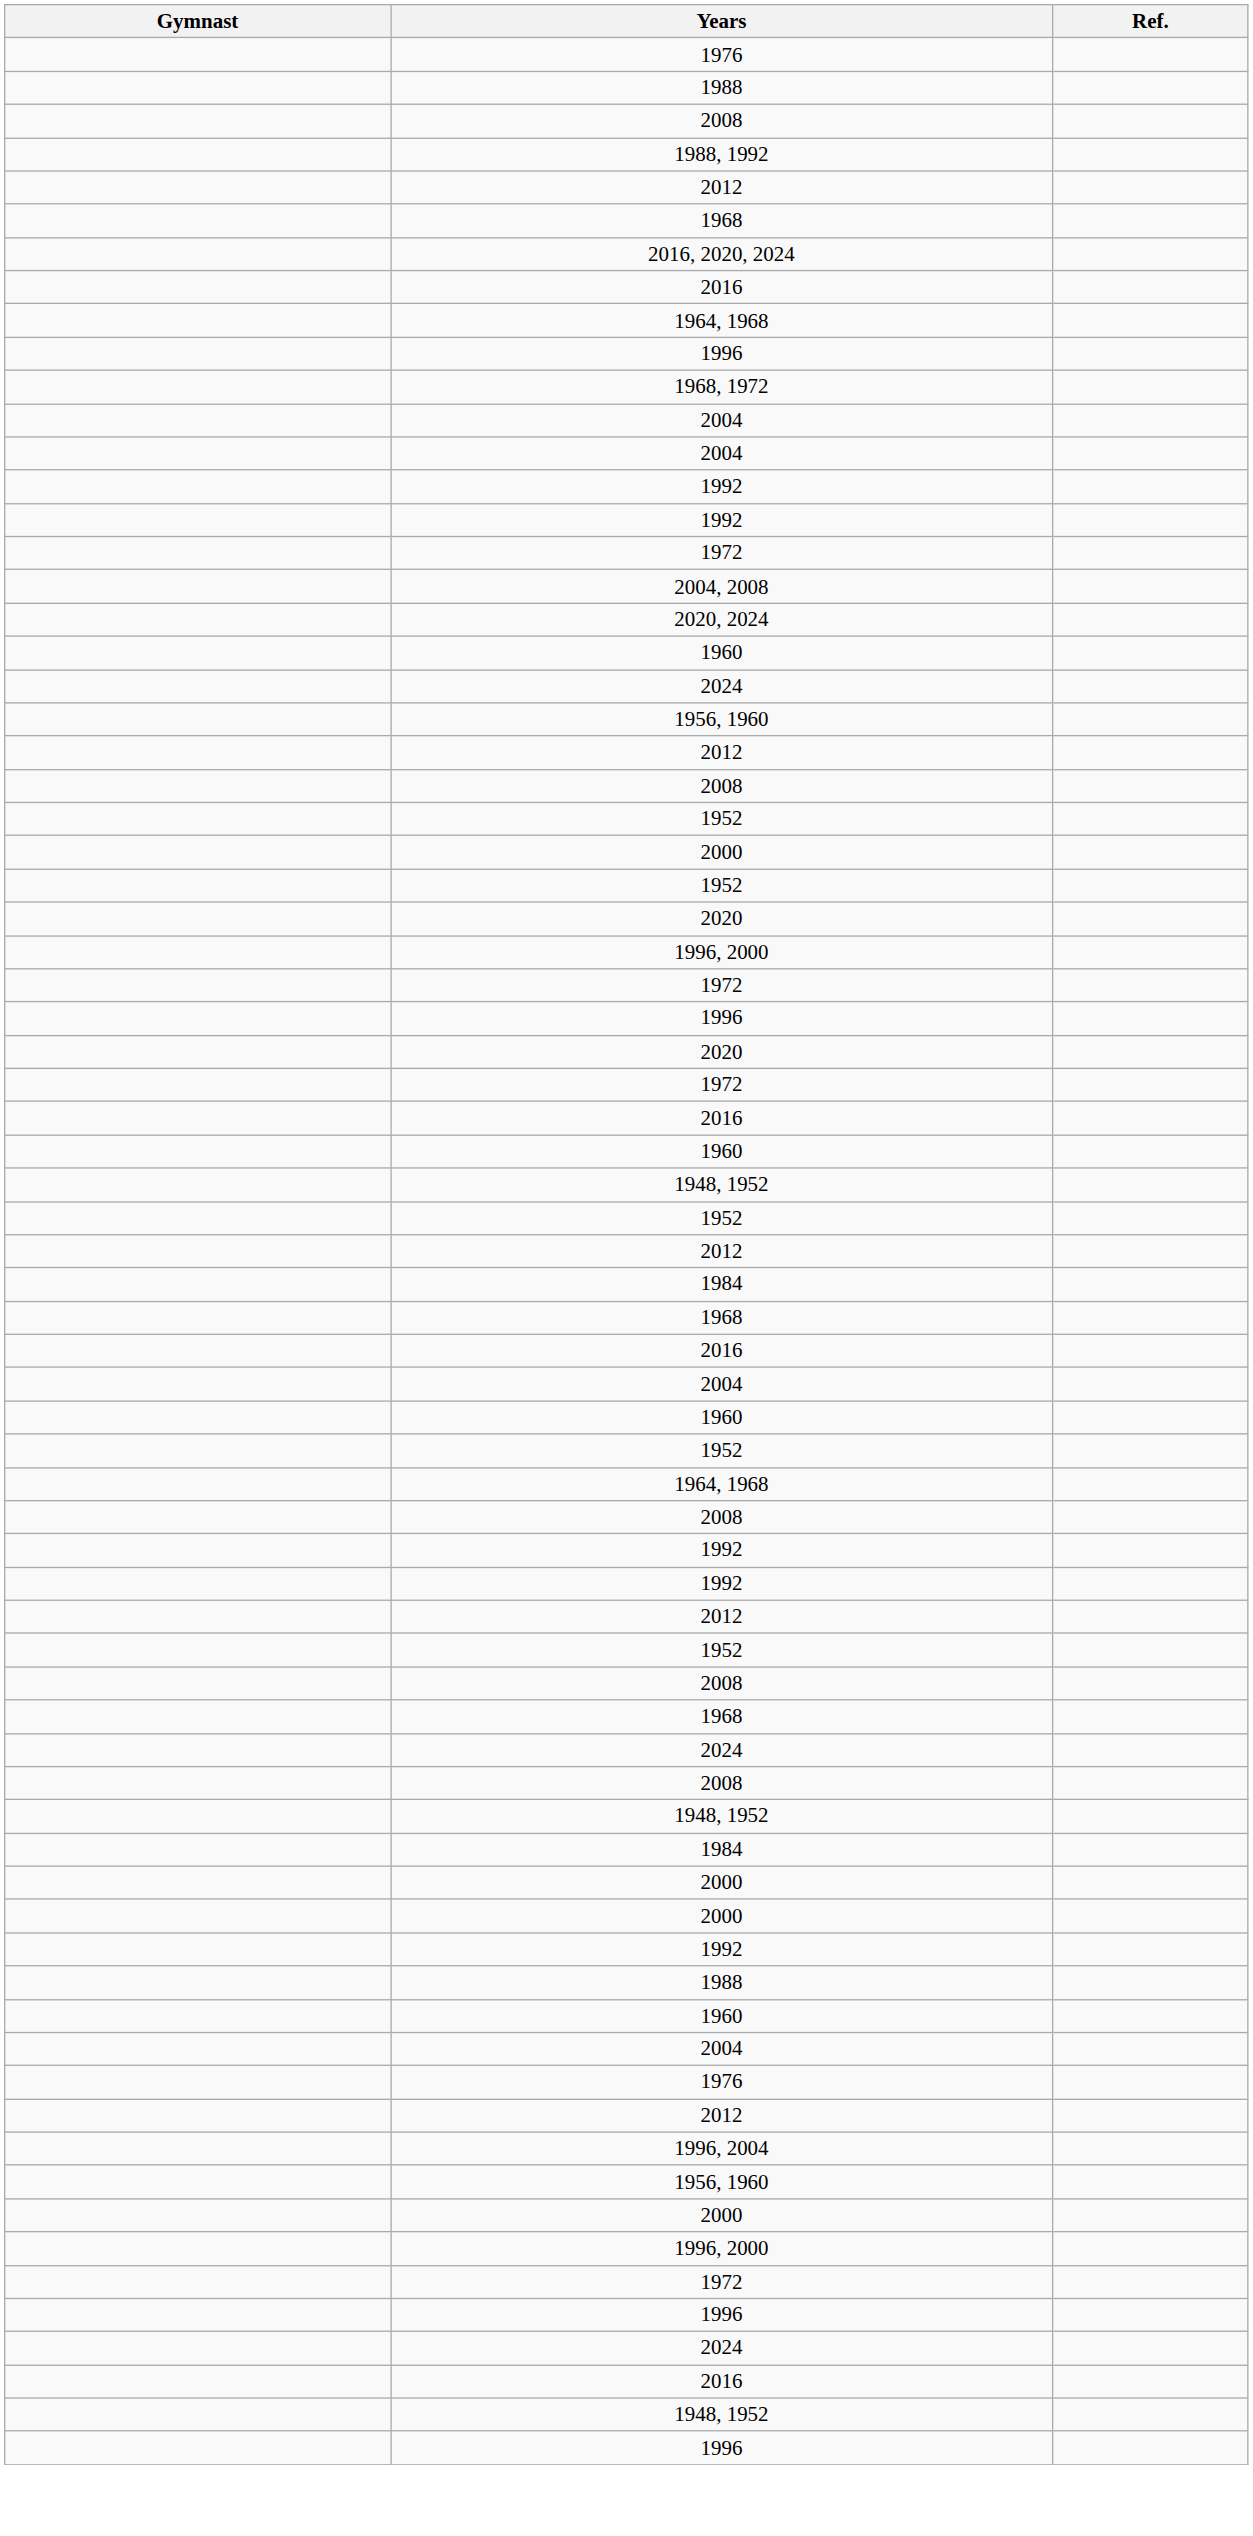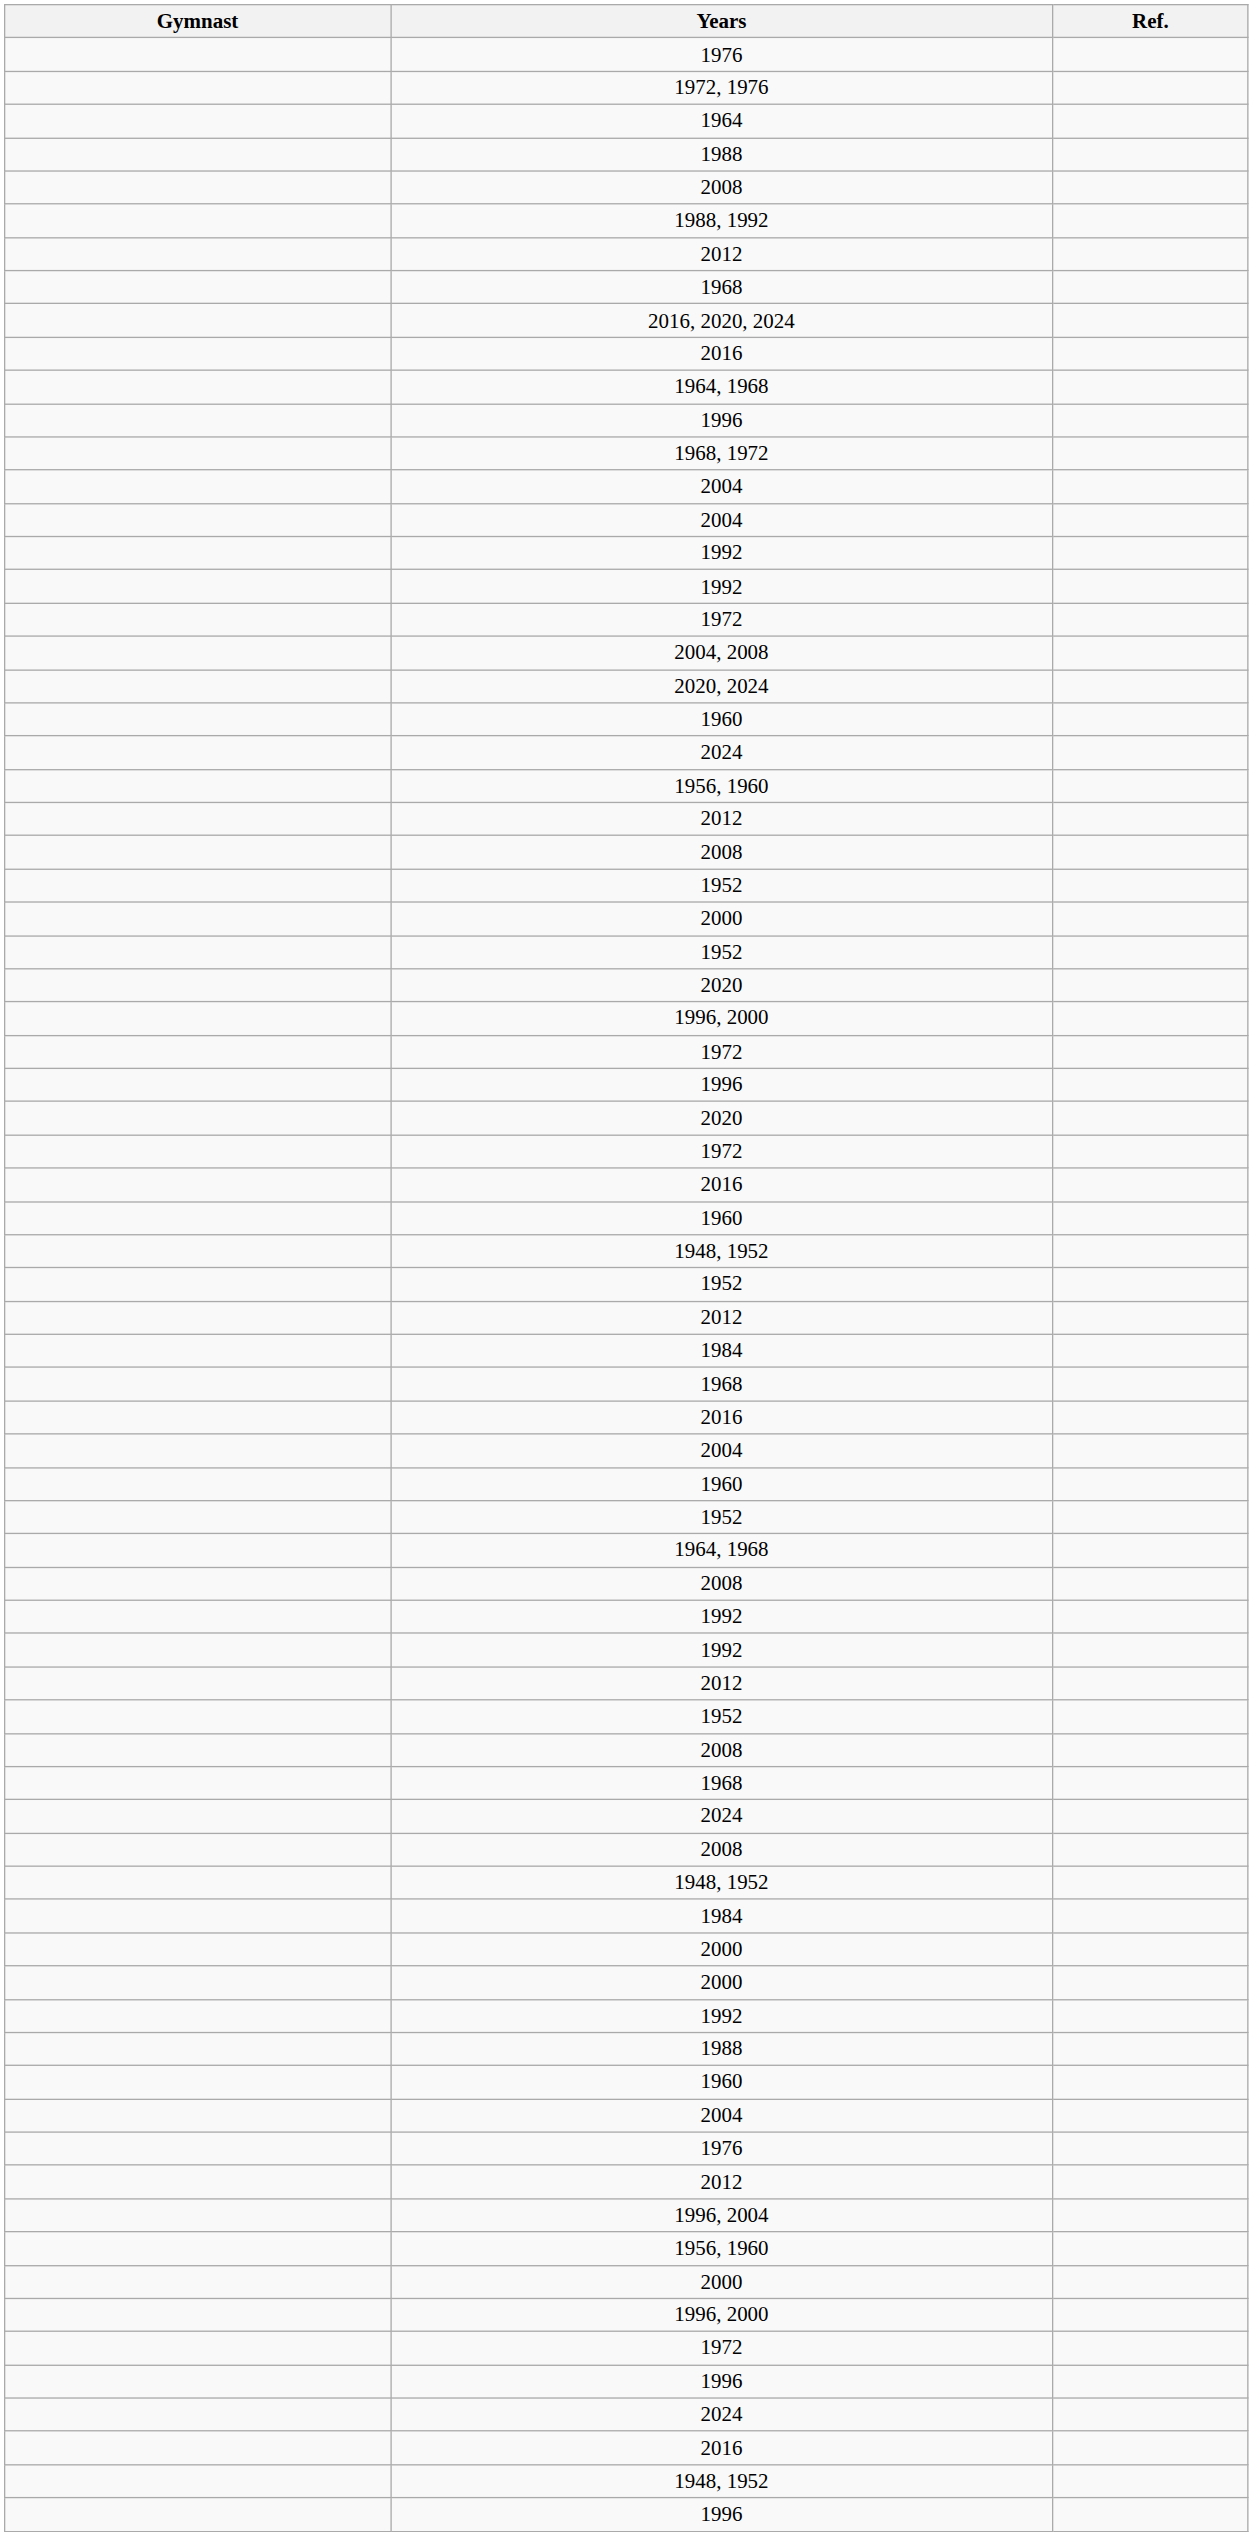+ row: (198, 88)
+ row: (198, 121)
